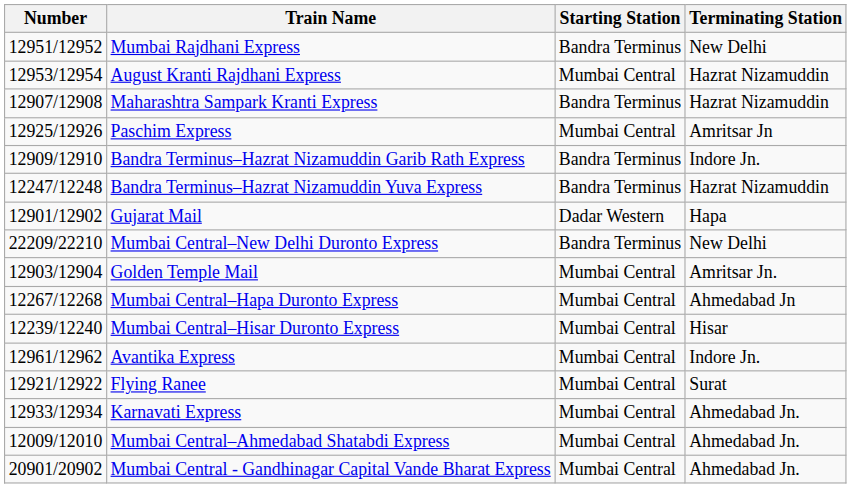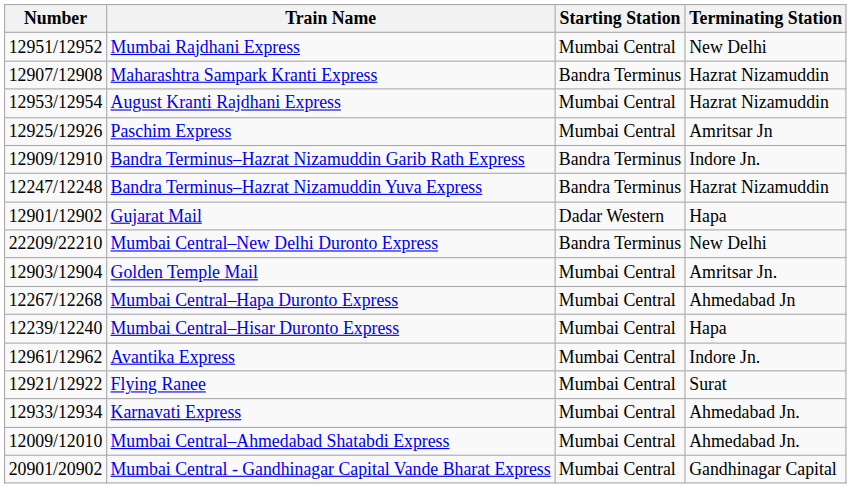(620, 46) Bandra Terminus -> (617, 46) Mumbai Central
rows swapped: (226, 74) <-> (244, 103)
(709, 328) Hisar -> (708, 328) Hapa
(745, 469) Ahmedabad Jn. -> (763, 469) Gandhinagar Capital
